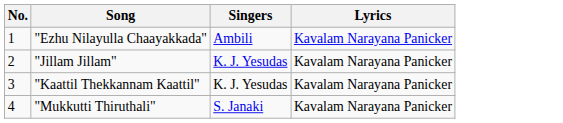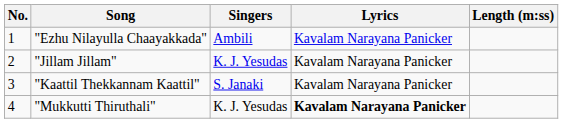+ column: (513, 16)
(250, 84) K. J. Yesudas -> (238, 84) S. Janaki
(238, 107) S. Janaki -> (250, 107) K. J. Yesudas
(373, 107) normal -> (380, 107) bold
